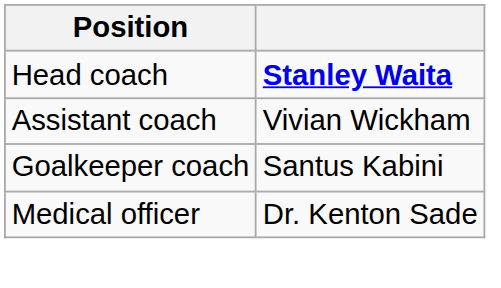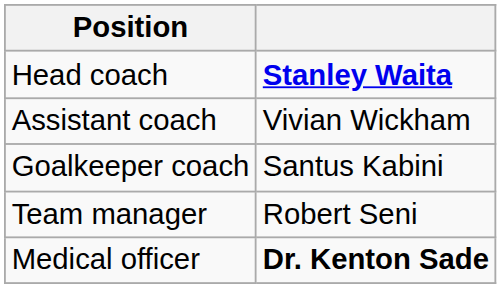+ row: (109, 213)
(370, 213) normal -> (376, 259) bold
